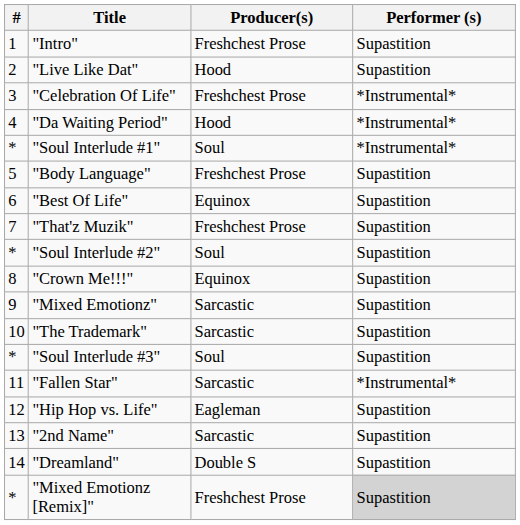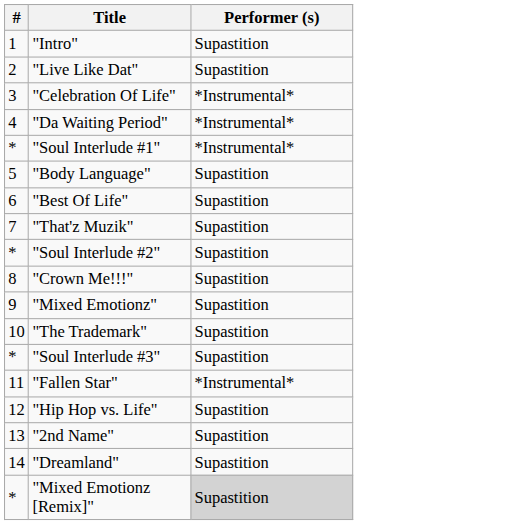- column: (272, 17)
